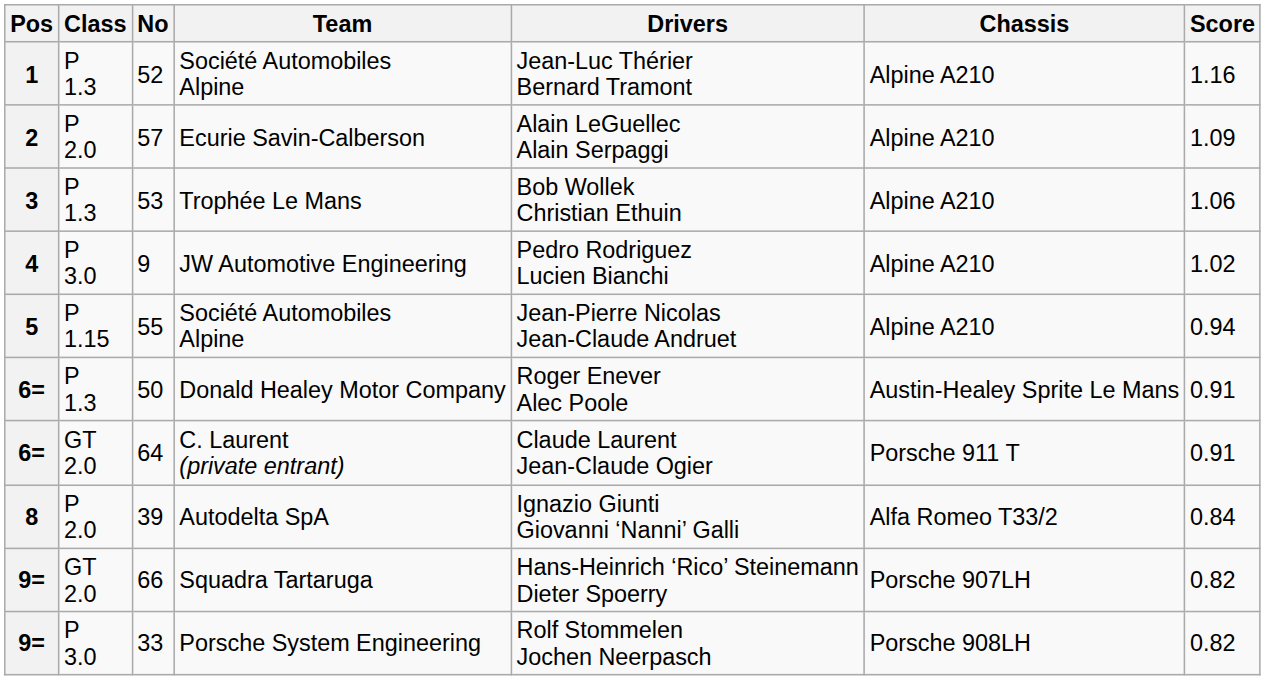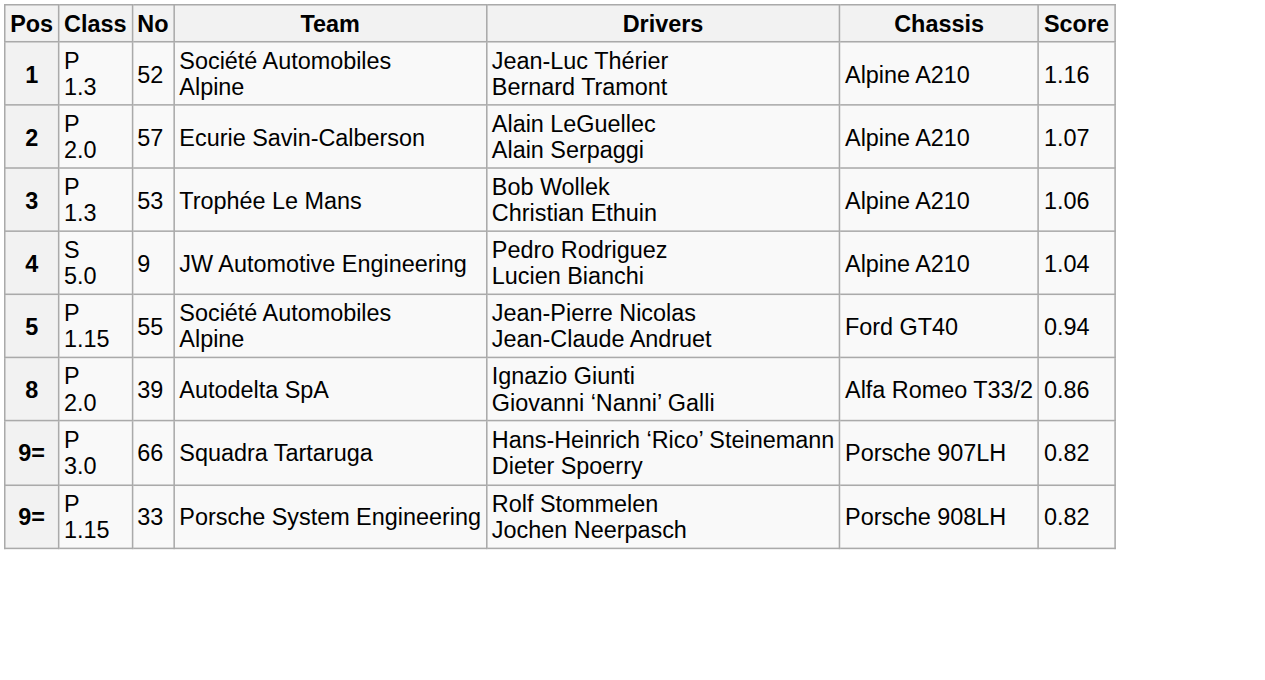(1213, 137) 1.09 -> (1067, 137) 1.07
(80, 263) P 3.0 -> (80, 263) S 5.0
(1213, 263) 1.02 -> (1067, 263) 1.04
(932, 327) Alpine A210 -> (902, 327) Ford GT40
- row: (150, 390)
- row: (150, 453)
(1213, 516) 0.84 -> (1067, 390) 0.86
(80, 580) GT 2.0 -> (80, 453) P 3.0
(80, 643) P 3.0 -> (87, 516) P 1.15
